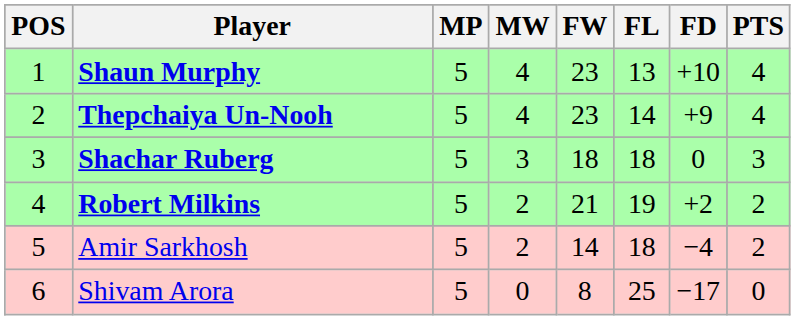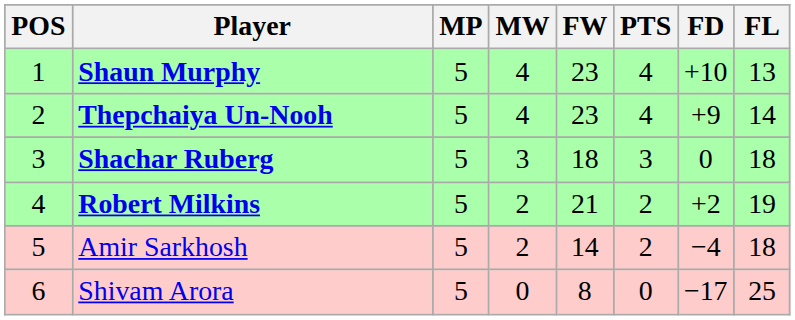columns swapped: (642, 26) <-> (758, 26)
